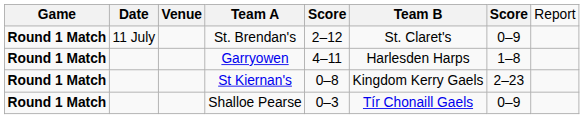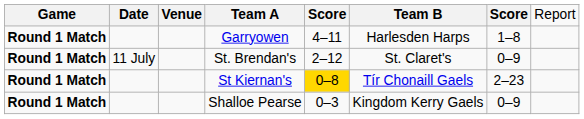rows swapped: (255, 37) <-> (255, 59)
(327, 80) no background -> (327, 80) gold background
(418, 80) Kingdom Kerry Gaels -> (418, 80) Tír Chonaill Gaels
(418, 102) Tír Chonaill Gaels -> (418, 102) Kingdom Kerry Gaels
